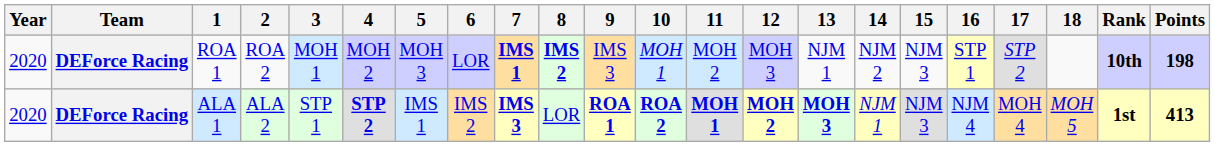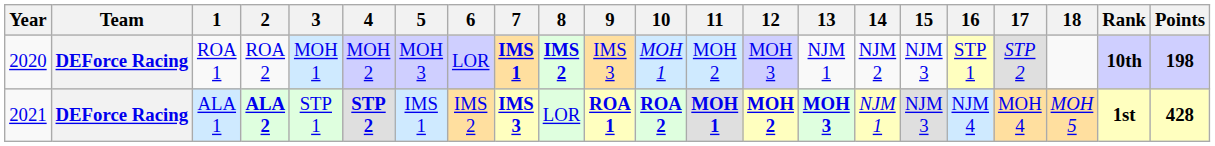(28, 114) 2020 -> (28, 114) 2021
(265, 114) normal -> (265, 114) bold
(1180, 114) 413 -> (1180, 114) 428
